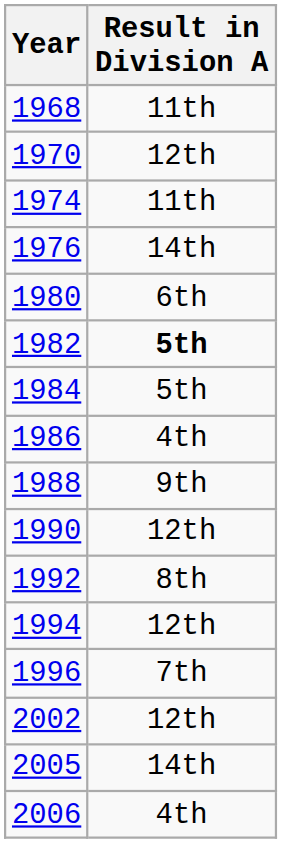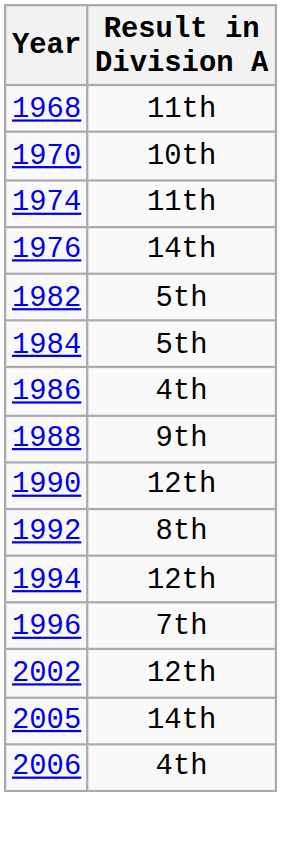(182, 156) 12th -> (182, 156) 10th
- row: (47, 297)
(182, 344) bold -> (182, 297) normal
